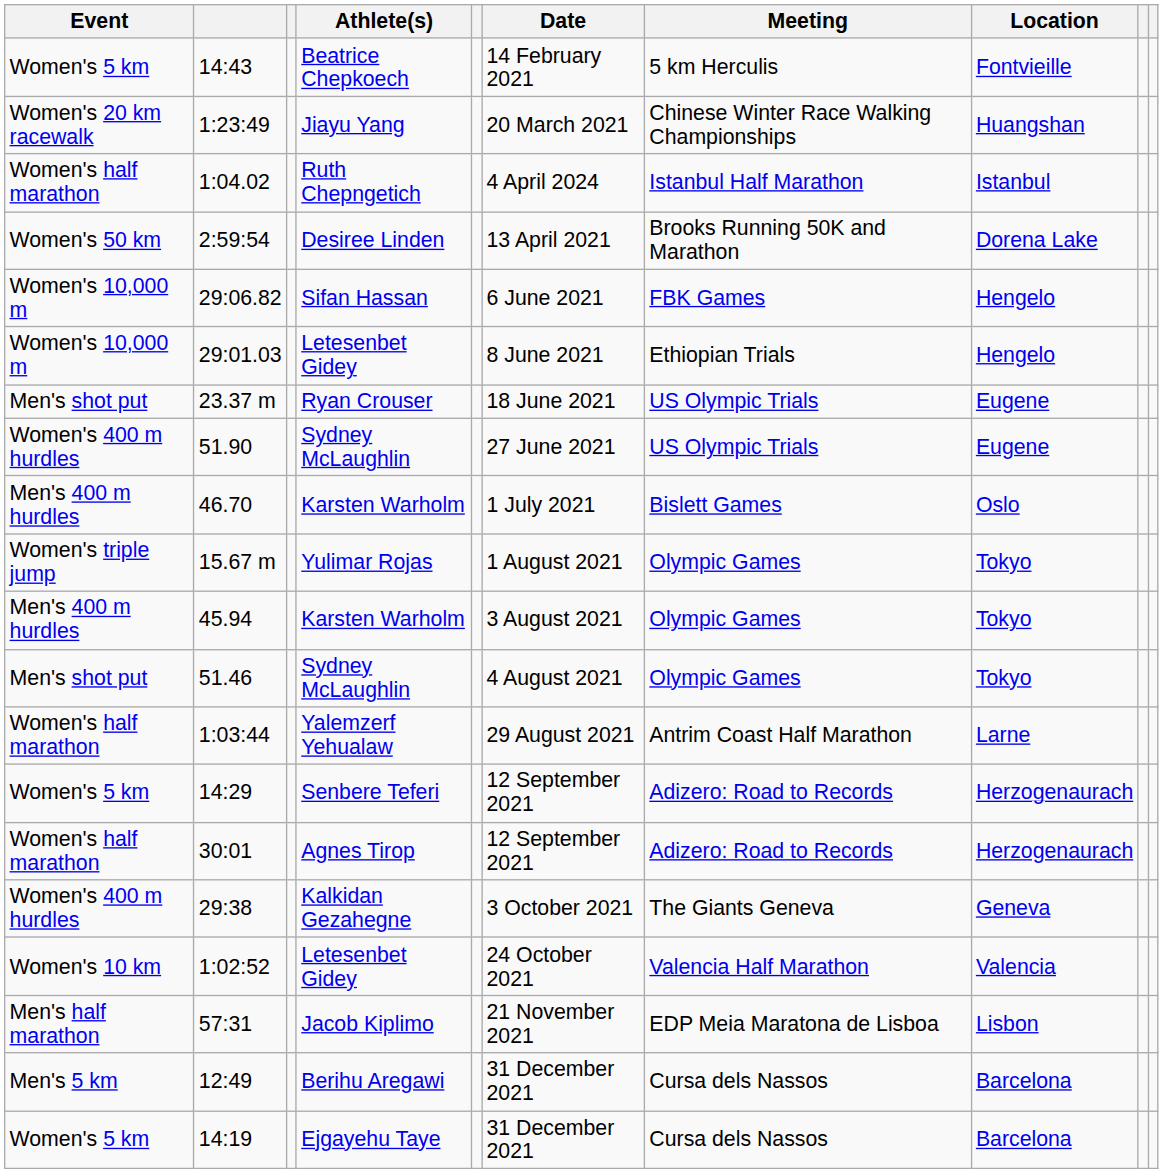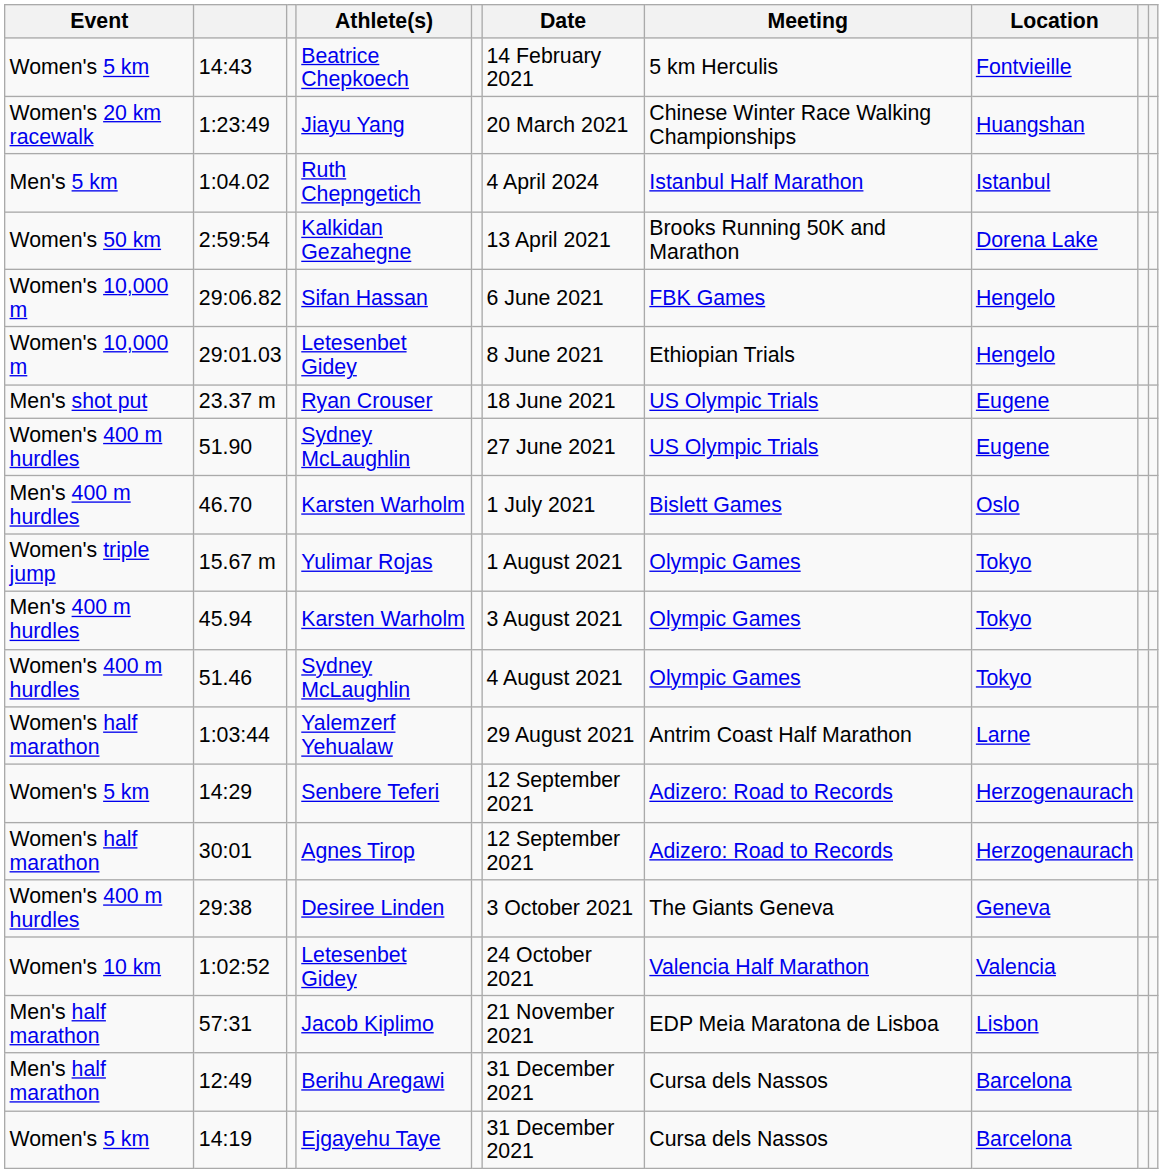(74, 182) Women's half marathon -> (64, 182) Men's 5 km
(373, 240) Desiree Linden -> (356, 240) Kalkidan Gezahegne
(78, 677) Men's shot put -> (86, 677) Women's 400 m hurdles
(356, 908) Kalkidan Gezahegne -> (373, 908) Desiree Linden
(64, 1081) Men's 5 km -> (58, 1081) Men's half marathon
